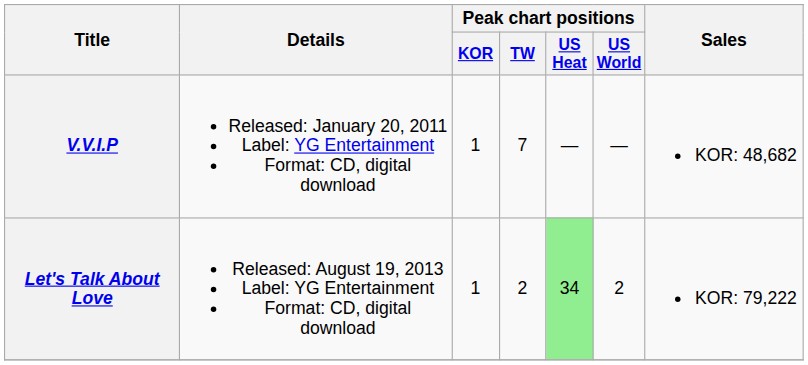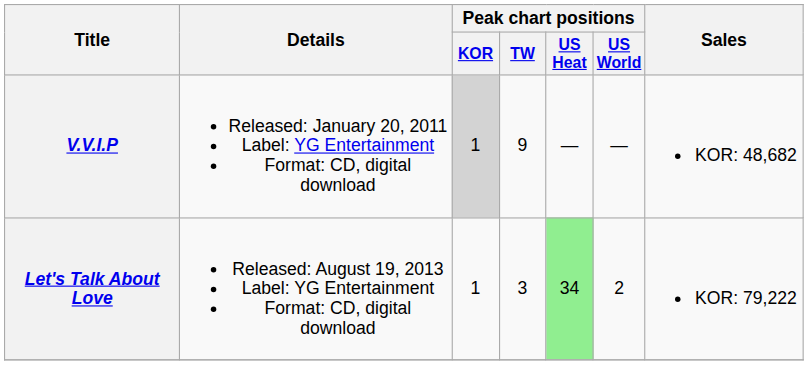(475, 146) no background -> (475, 146) lightgrey background
(523, 146) 7 -> (523, 146) 9
(523, 288) 2 -> (523, 288) 3
